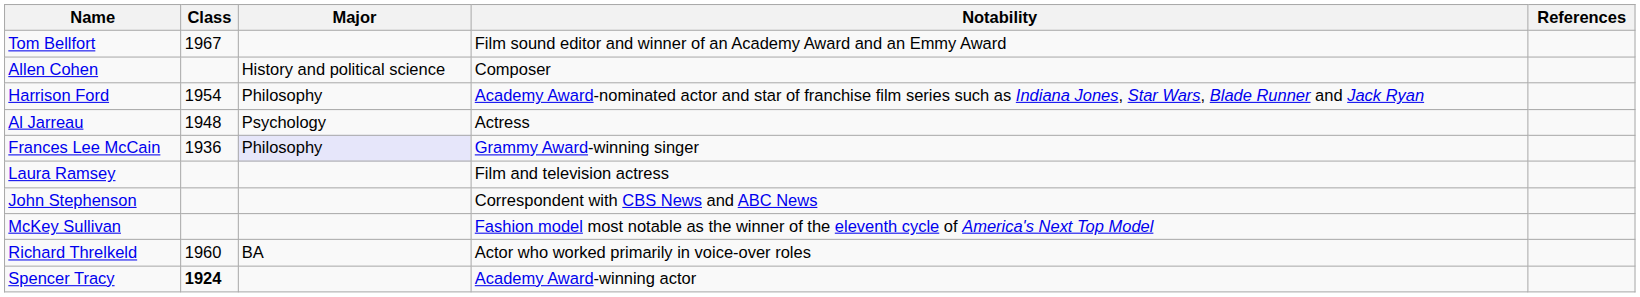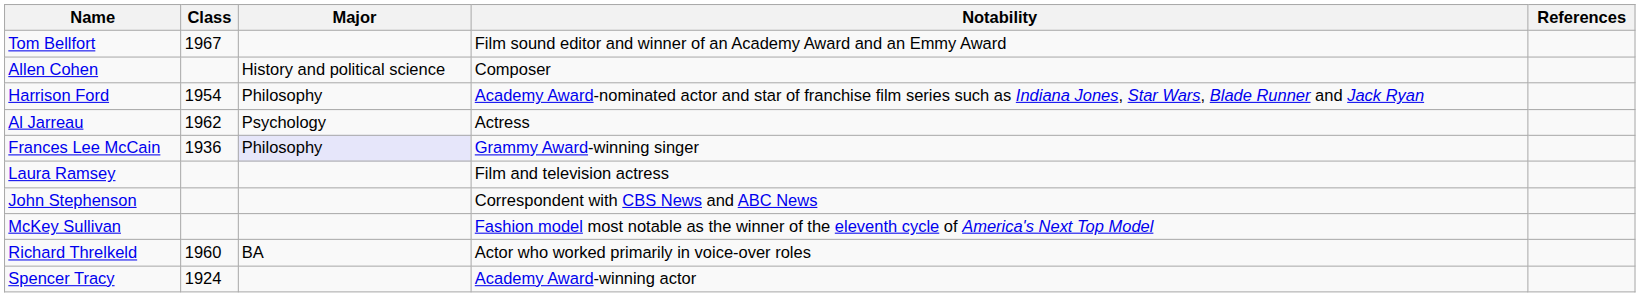(203, 122) 1948 -> (203, 122) 1962
(203, 278) bold -> (203, 278) normal
